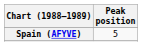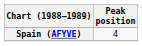(115, 34) 5 -> (115, 34) 4
